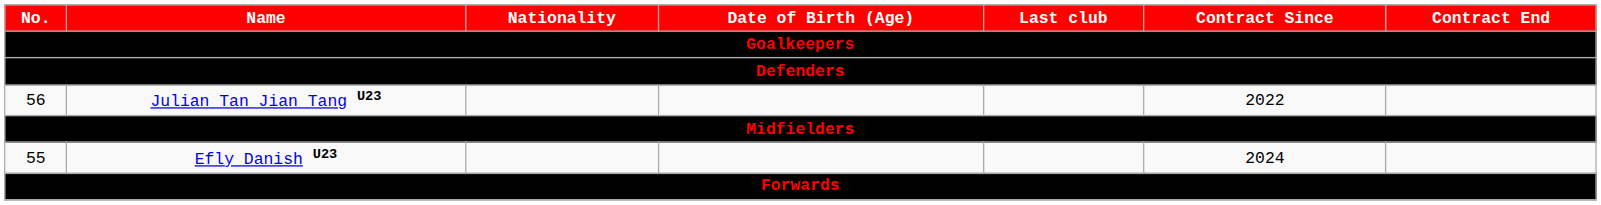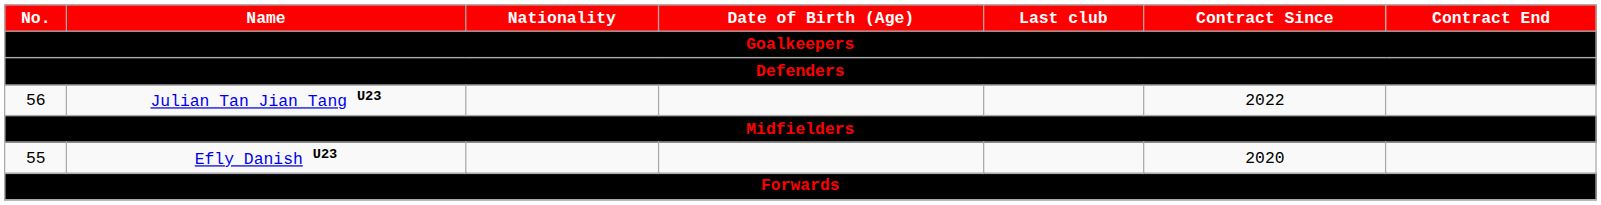(1265, 158) 2024 -> (1265, 158) 2020
